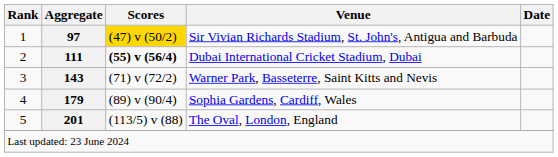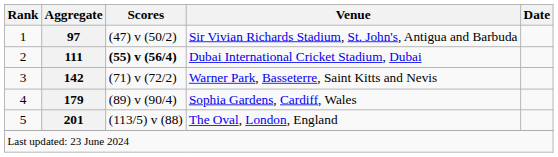(143, 36) gold background -> (143, 36) no background
(74, 78) 143 -> (74, 78) 142
